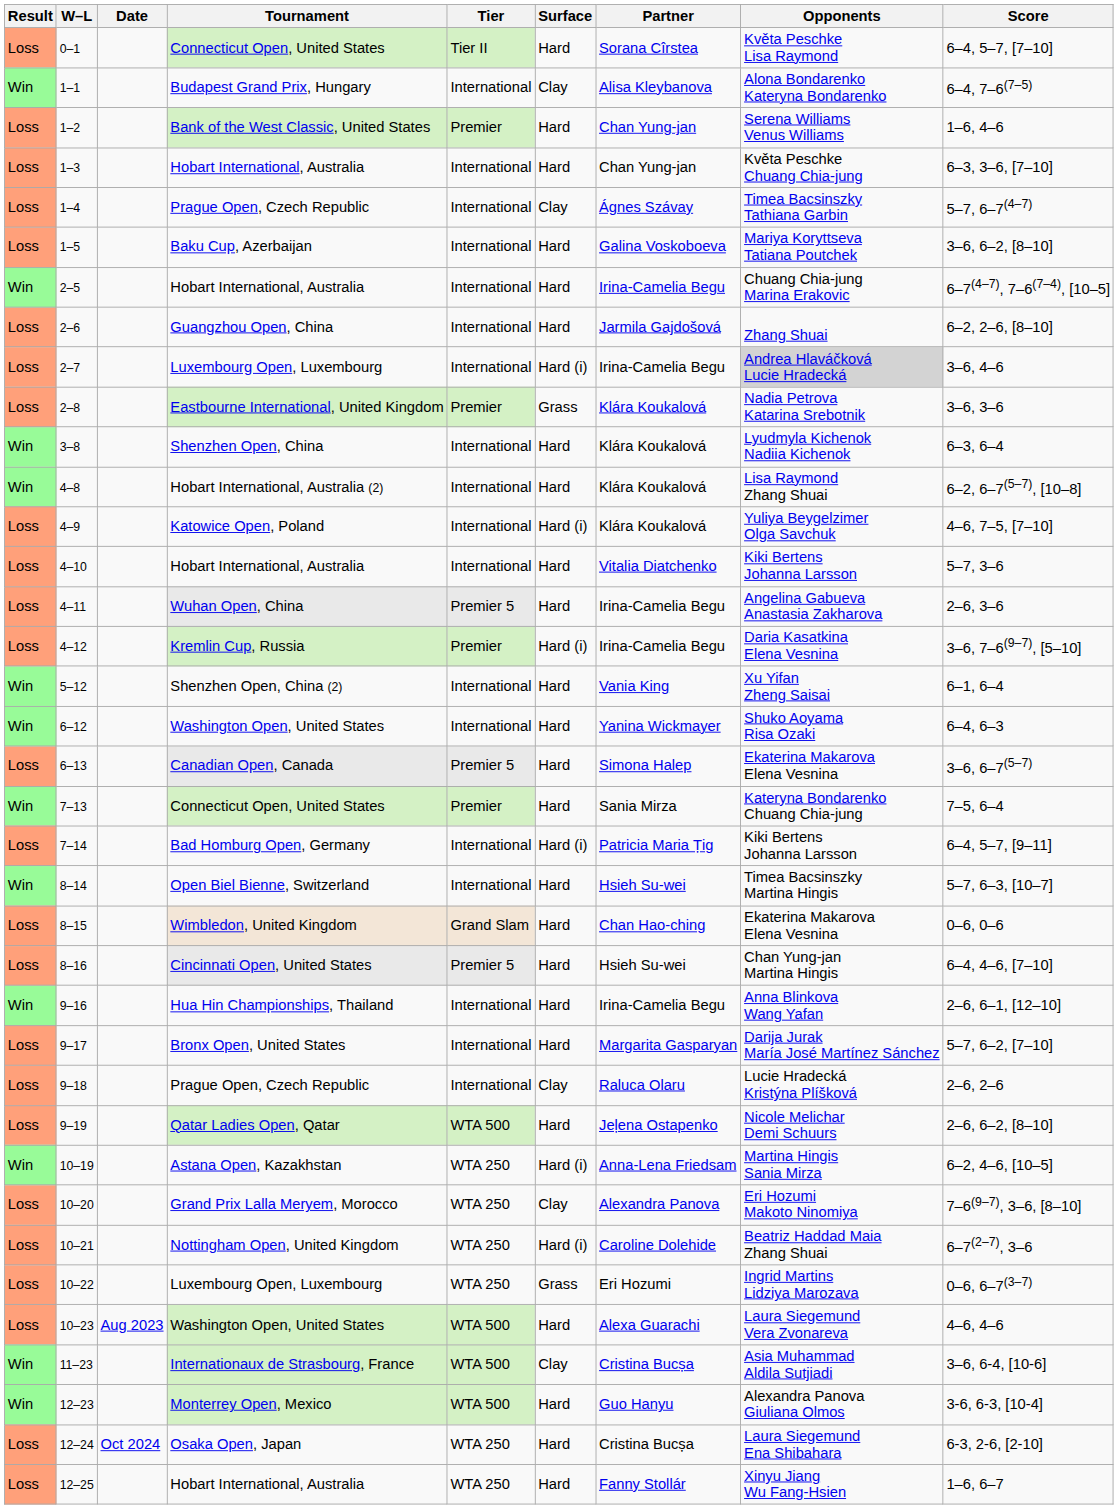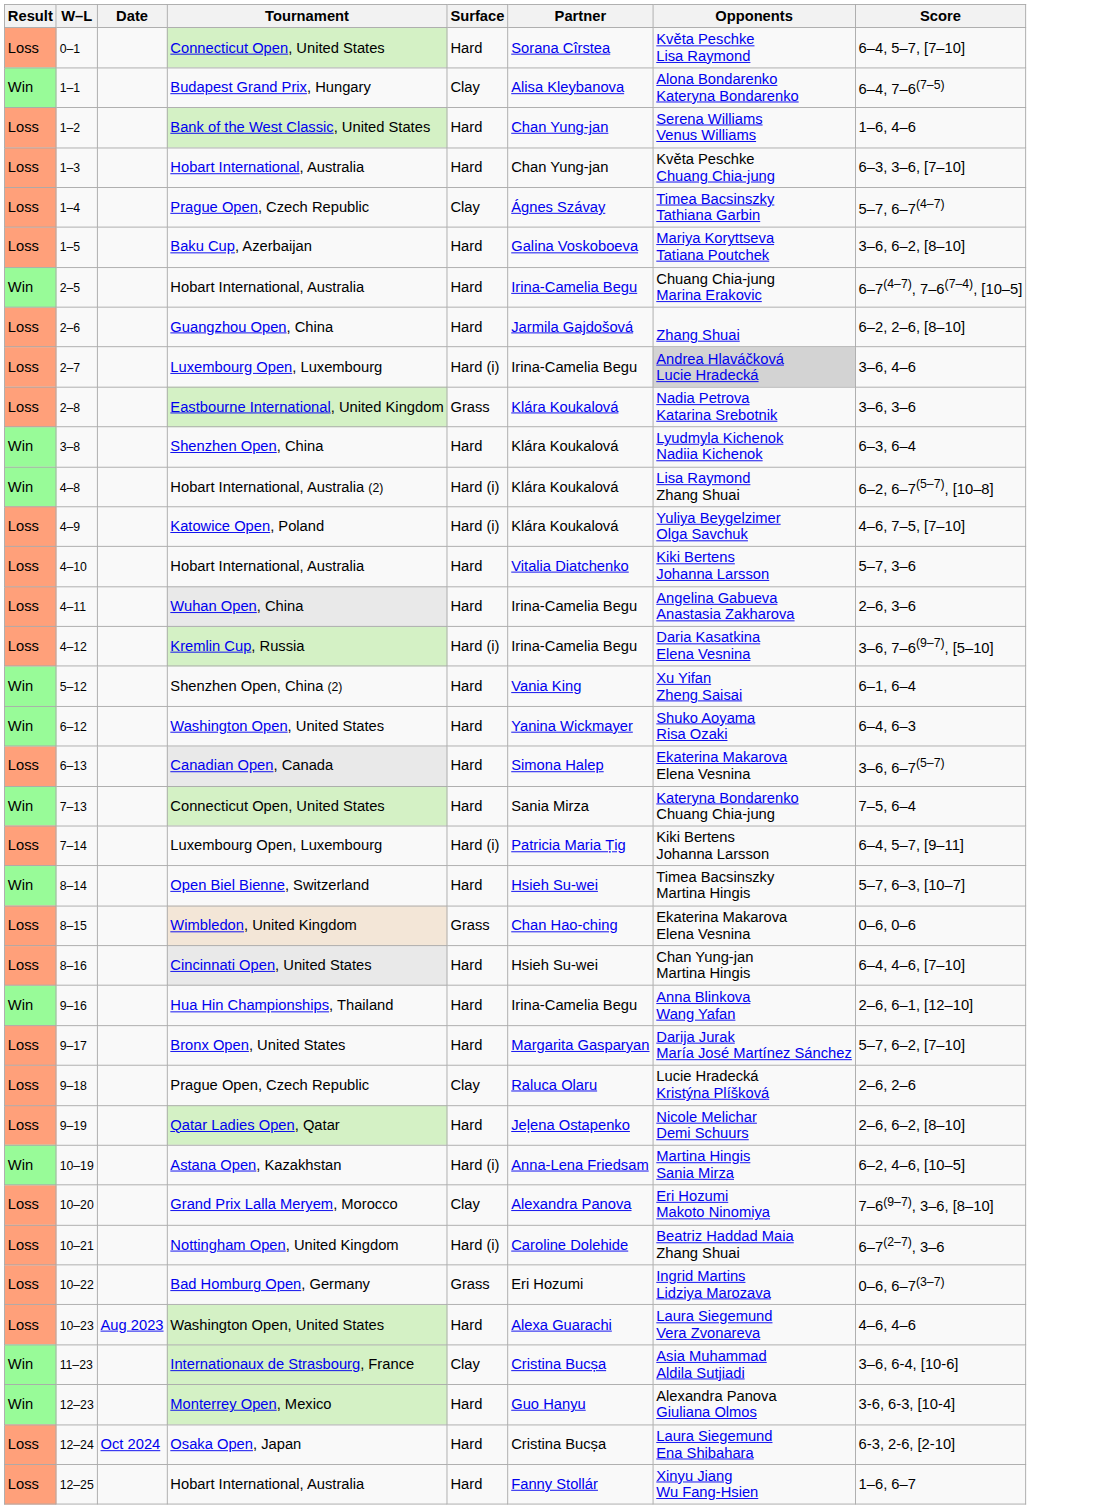- column: (491, 16)
(554, 486) Hard -> (475, 486) Hard (i)
(270, 845) Bad Homburg Open, Germany -> (276, 845) Luxembourg Open, Luxembourg
(554, 925) Hard -> (470, 925) Grass
(276, 1284) Luxembourg Open, Luxembourg -> (270, 1284) Bad Homburg Open, Germany
